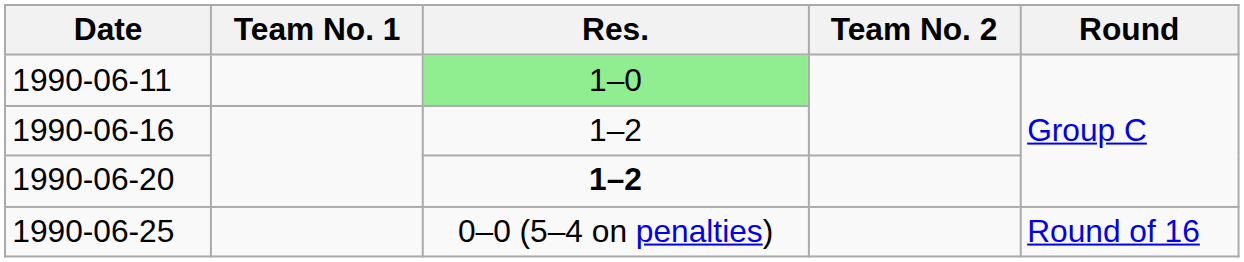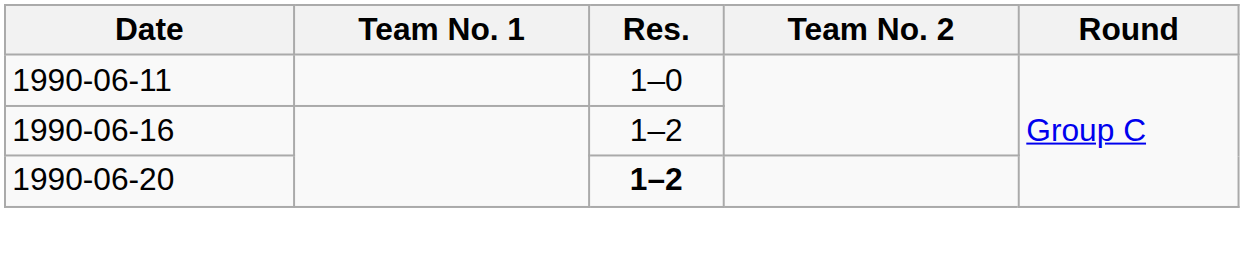(616, 79) lightgreen background -> (656, 79) no background
- row: (93, 230)
